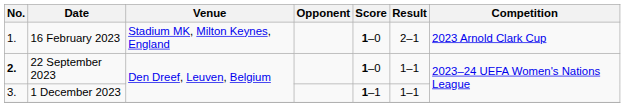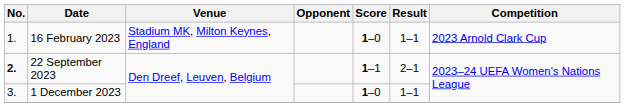(410, 37) 2–1 -> (410, 37) 1–1
(371, 68) 1–0 -> (371, 68) 1–1
(410, 68) 1–1 -> (410, 68) 2–1
(371, 93) 1–1 -> (371, 93) 1–0
